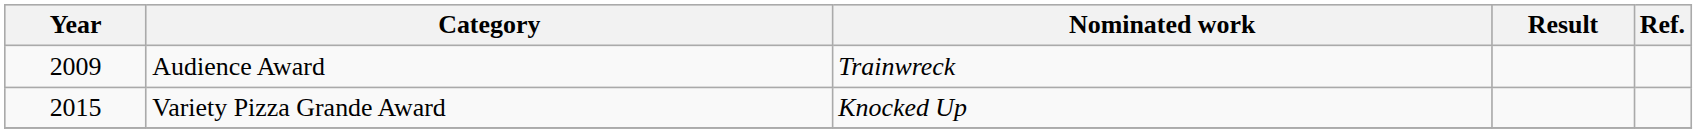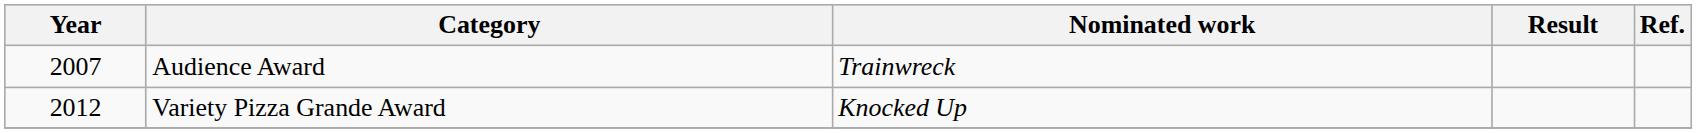(76, 66) 2009 -> (76, 66) 2007
(76, 107) 2015 -> (76, 107) 2012
